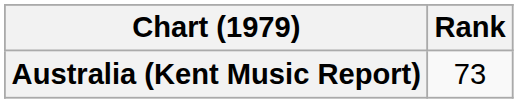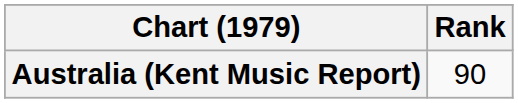(470, 73) 73 -> (470, 73) 90
